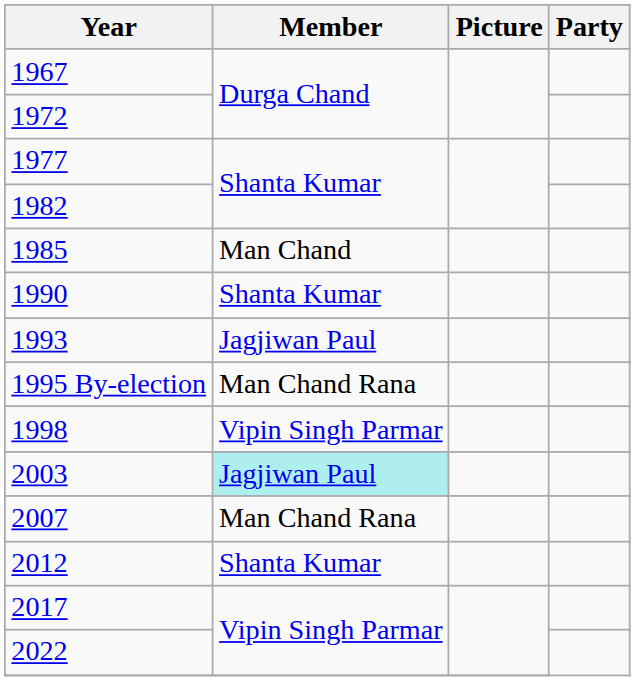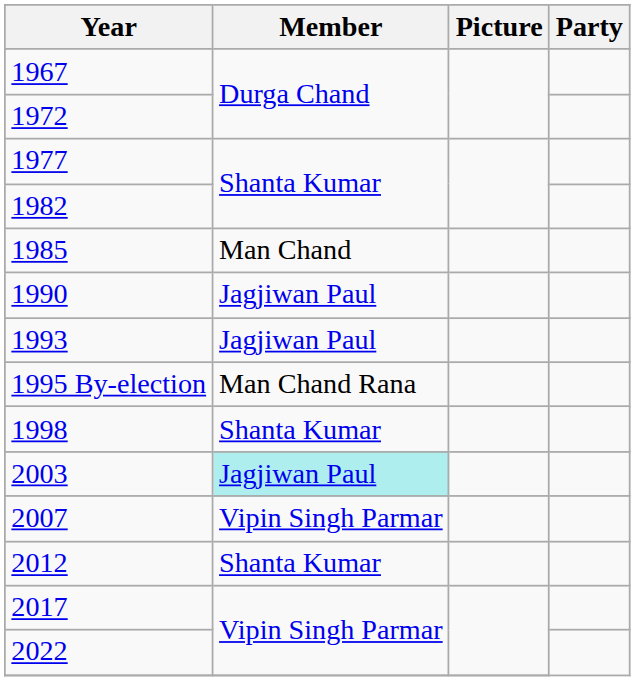(300, 294) Shanta Kumar -> (298, 294) Jagjiwan Paul
(331, 428) Vipin Singh Parmar -> (300, 428) Shanta Kumar
(318, 518) Man Chand Rana -> (331, 518) Vipin Singh Parmar
